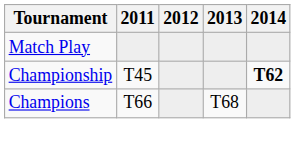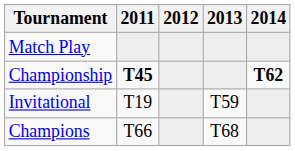(138, 74) normal -> (138, 74) bold
+ row: (50, 103)
